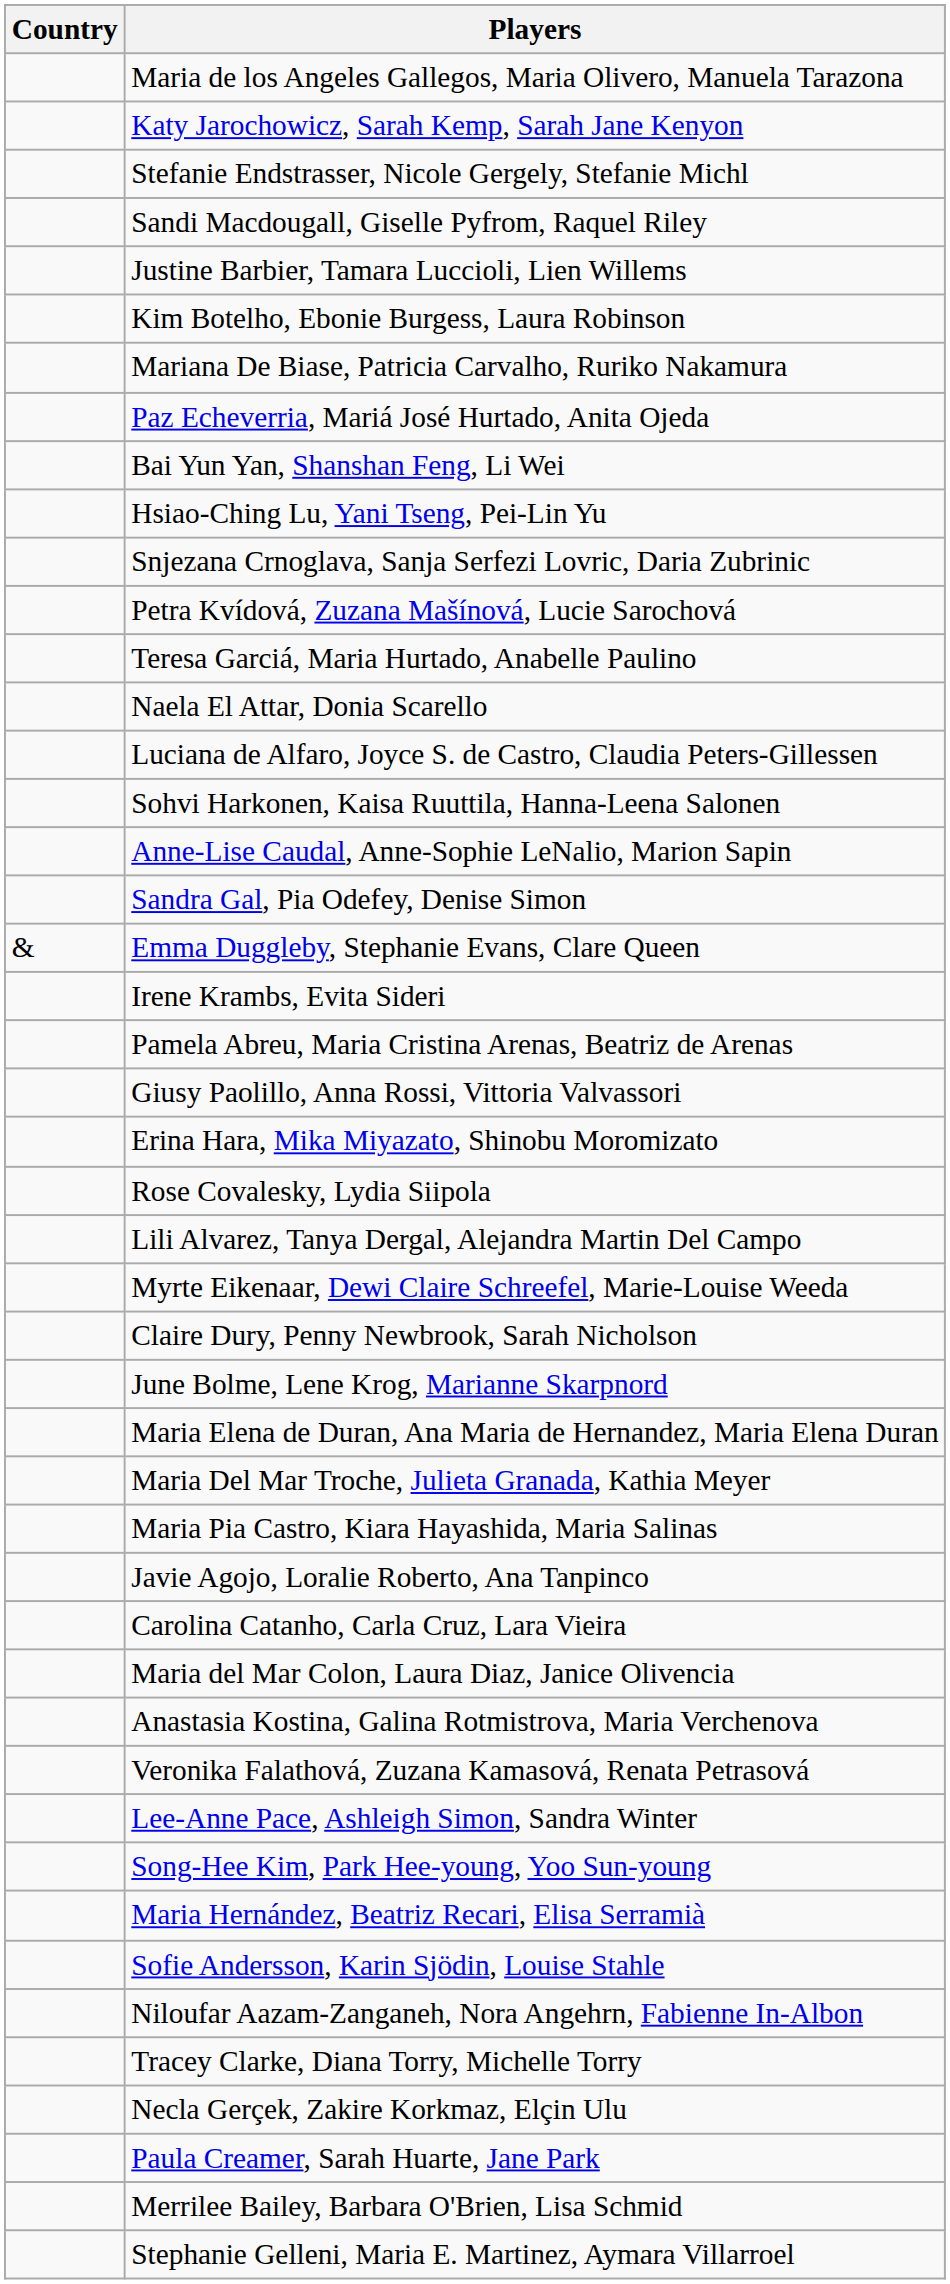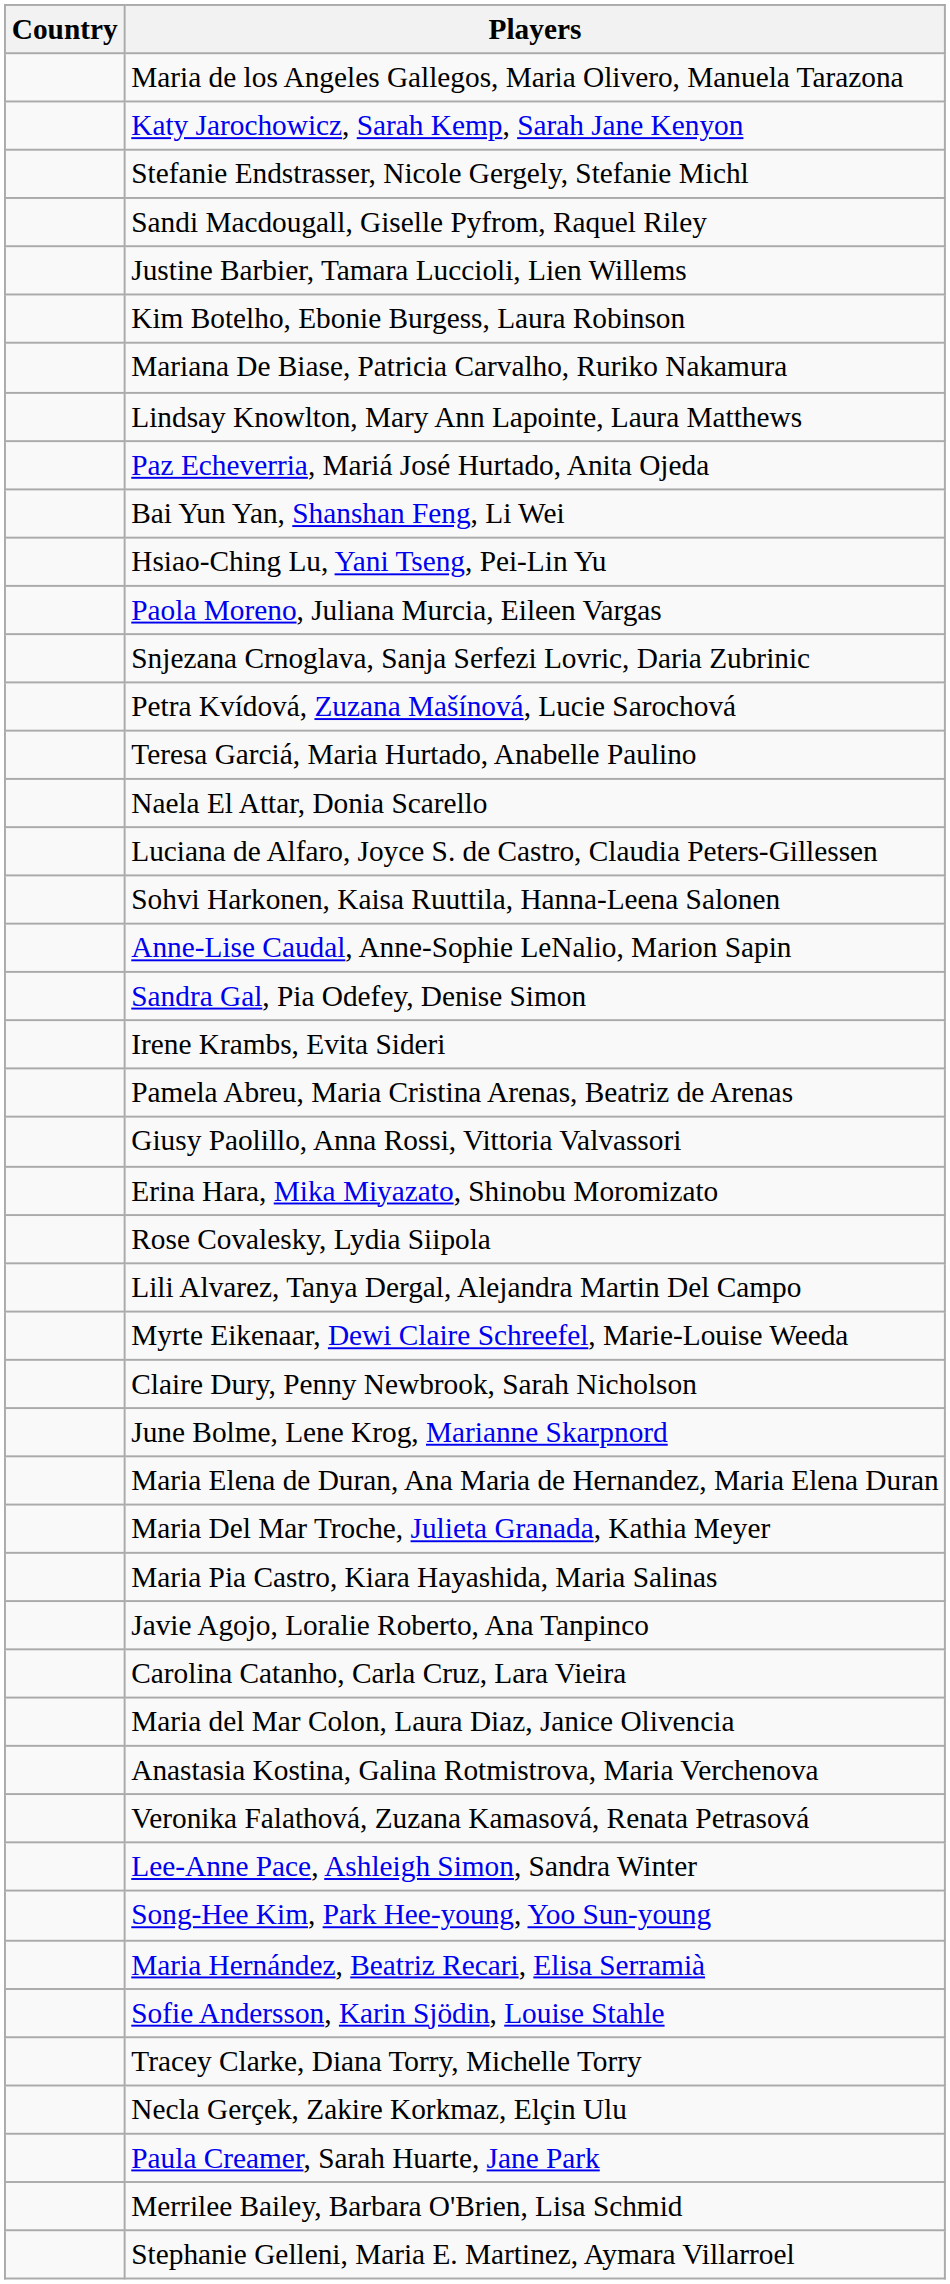+ row: (467, 415)
+ row: (397, 609)
- row: (416, 947)
- row: (497, 2012)
